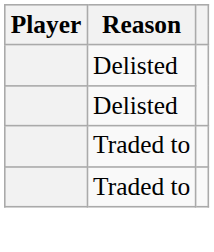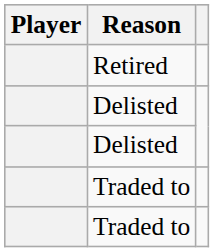+ row: (46, 65)
